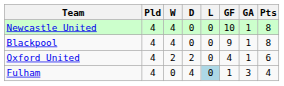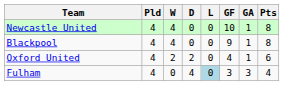(229, 73) 1 -> (229, 73) 3
